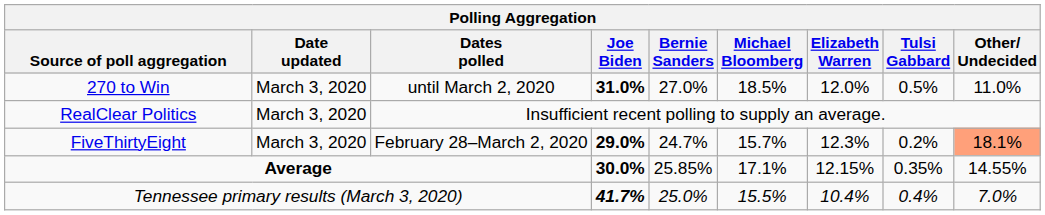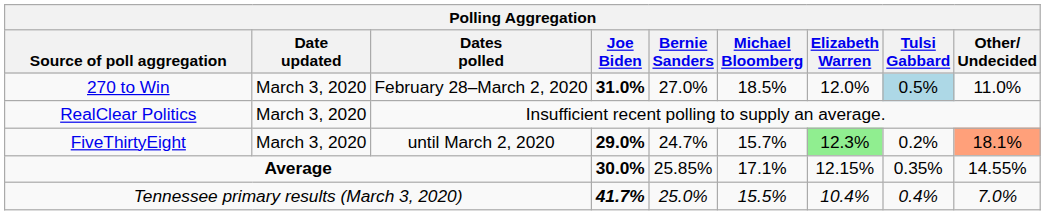(481, 87) until March 2, 2020 -> (481, 87) February 28–March 2, 2020
(918, 87) no background -> (918, 87) lightblue background
(481, 142) February 28–March 2, 2020 -> (481, 142) until March 2, 2020
(845, 142) no background -> (845, 142) lightgreen background
